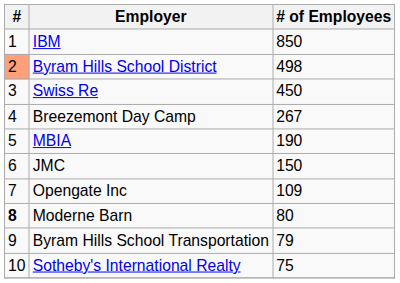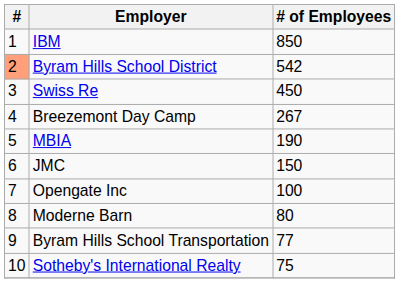(289, 66) 498 -> (289, 66) 542
(289, 191) 109 -> (289, 191) 100
(12, 215) bold -> (12, 215) normal
(285, 240) 79 -> (285, 240) 77
